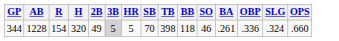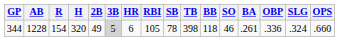+ column: (152, 12)
(131, 28) 5 -> (131, 28) 6
(149, 28) 70 -> (172, 28) 78
